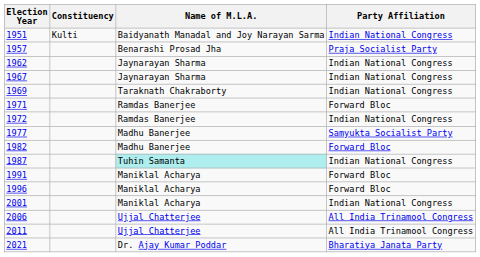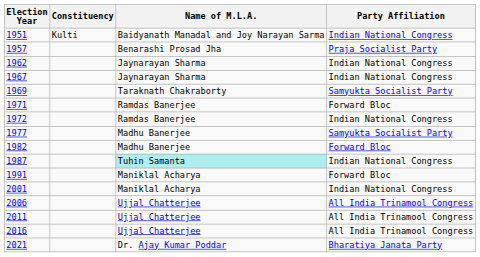(391, 91) Indian National Congress -> (391, 91) Samyukta Socialist Party
- row: (17, 189)
+ row: (17, 231)
